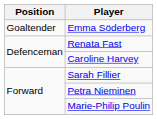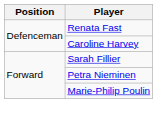- row: (106, 28)
